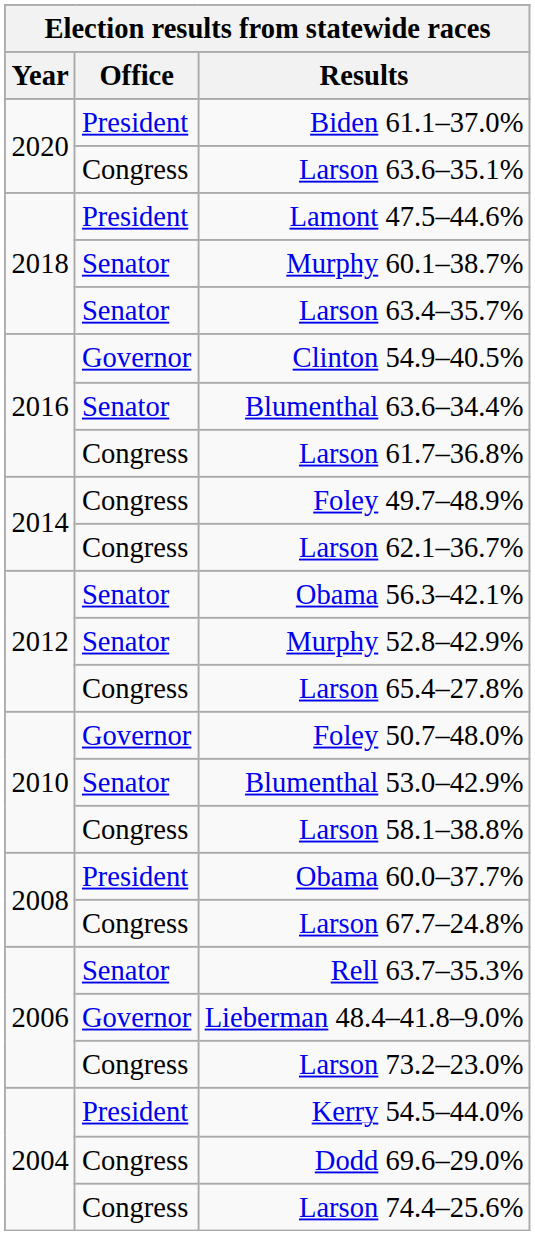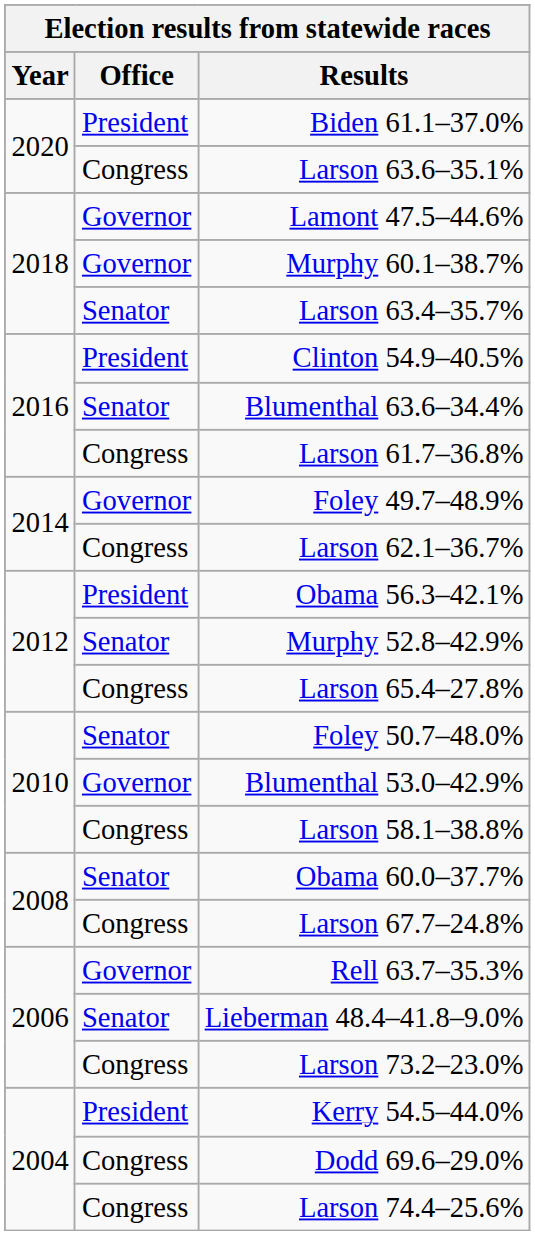(135, 216) President -> (137, 216) Governor
(126, 263) Senator -> (137, 263) Governor
(137, 358) Governor -> (135, 358) President
(135, 499) Congress -> (137, 499) Governor
(126, 593) Senator -> (135, 593) President
(137, 735) Governor -> (126, 735) Senator
(126, 782) Senator -> (137, 782) Governor
(135, 876) President -> (126, 876) Senator
(126, 970) Senator -> (137, 970) Governor
(137, 1017) Governor -> (126, 1017) Senator
